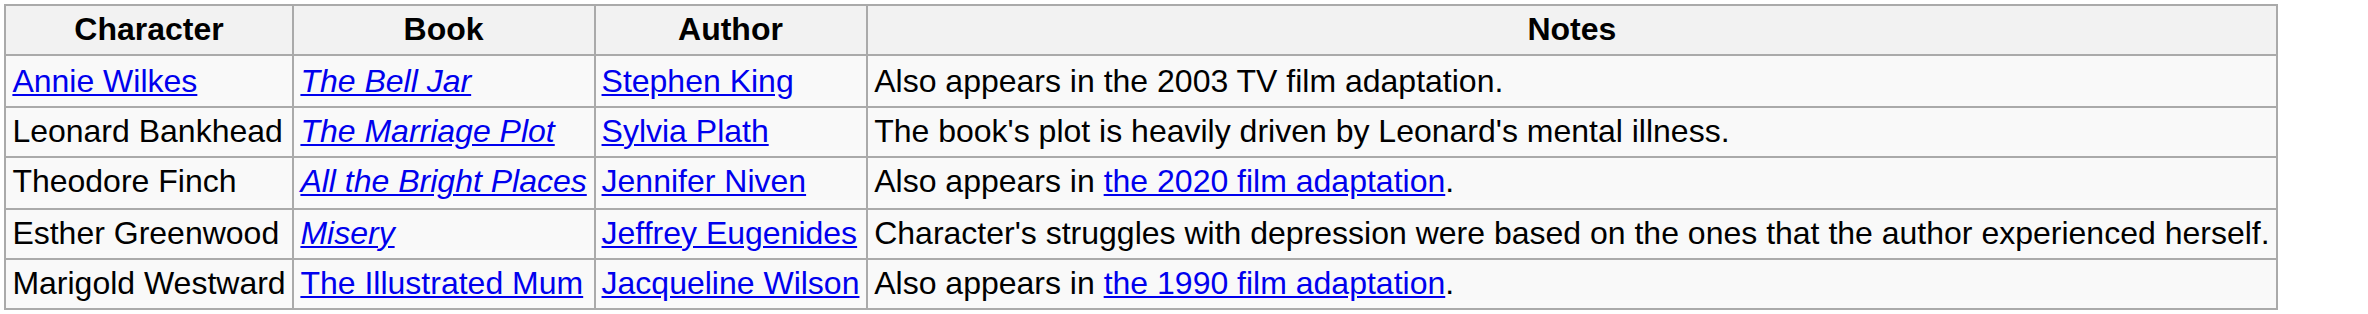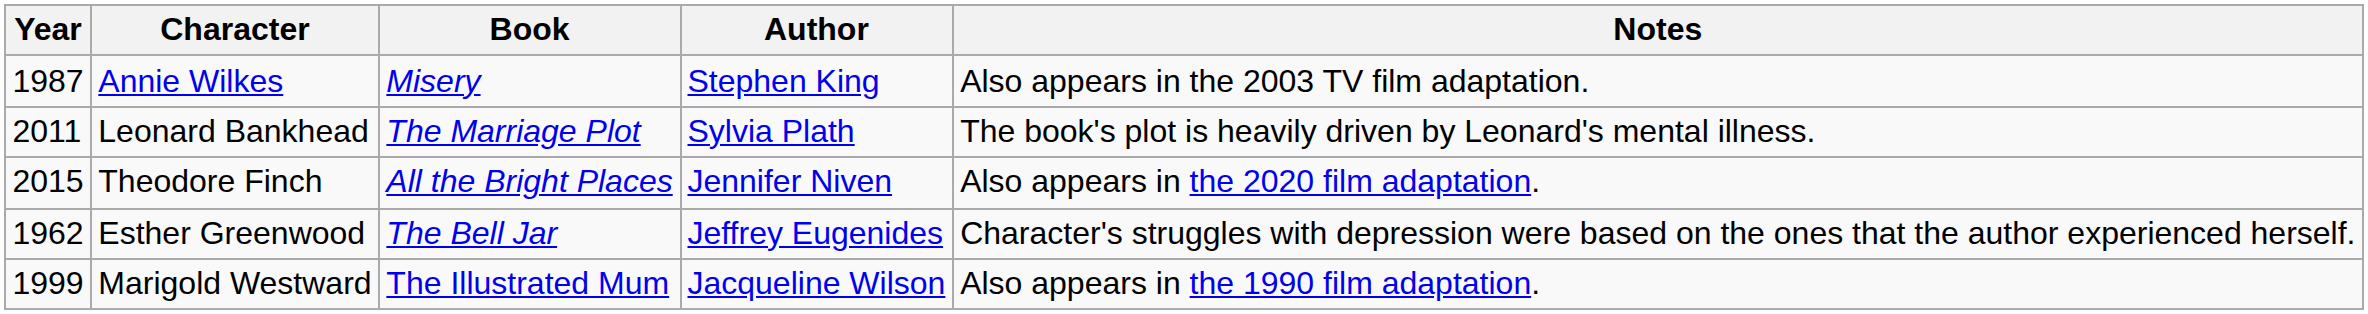+ column: (48, 29)
(386, 80) The Bell Jar -> (433, 80) Misery
(348, 232) Misery -> (472, 232) The Bell Jar
